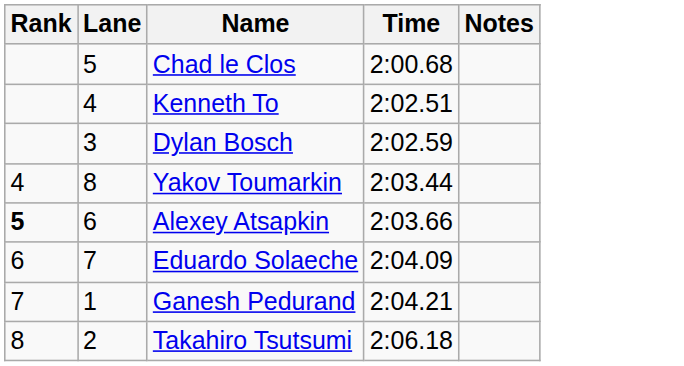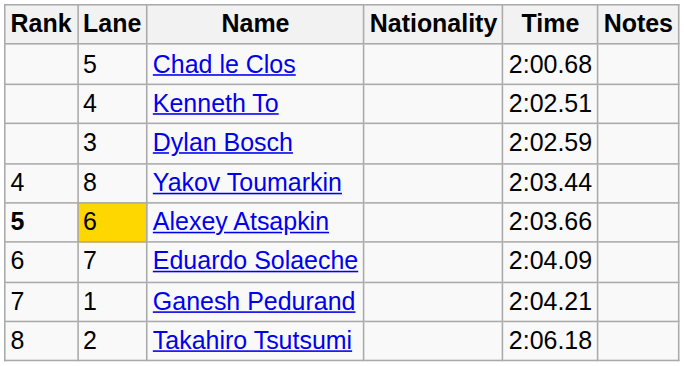+ column: (434, 24)
(90, 222) no background -> (90, 222) gold background
